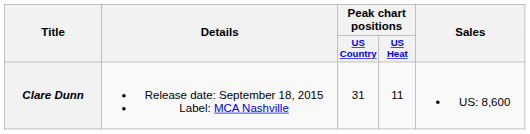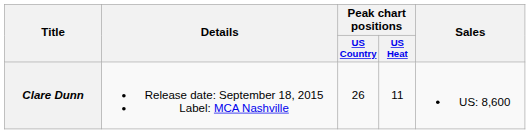(358, 95) 31 -> (358, 95) 26
